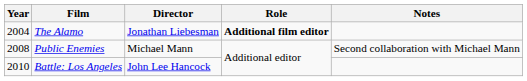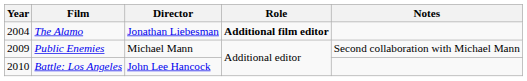(18, 48) 2008 -> (18, 48) 2009
